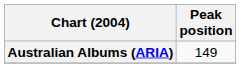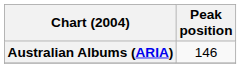(206, 52) 149 -> (206, 52) 146
